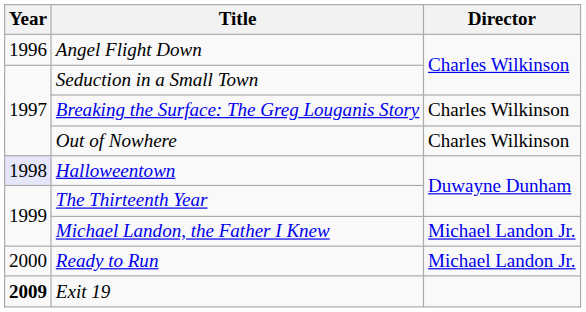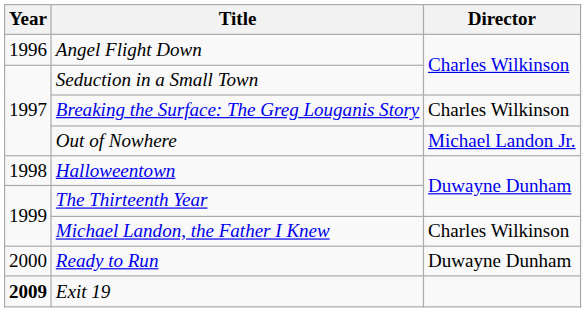(499, 140) Charles Wilkinson -> (502, 140) Michael Landon Jr.
(28, 170) lavender background -> (28, 170) no background
(502, 230) Michael Landon Jr. -> (499, 230) Charles Wilkinson
(502, 261) Michael Landon Jr. -> (500, 261) Duwayne Dunham
